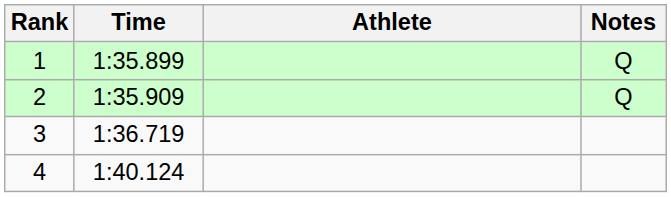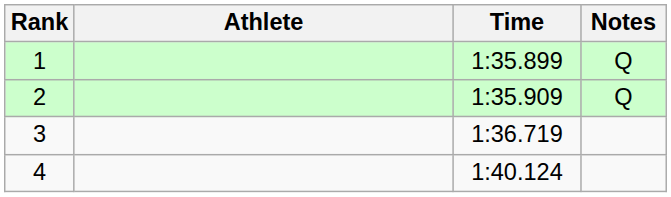columns swapped: (392, 23) <-> (139, 23)
